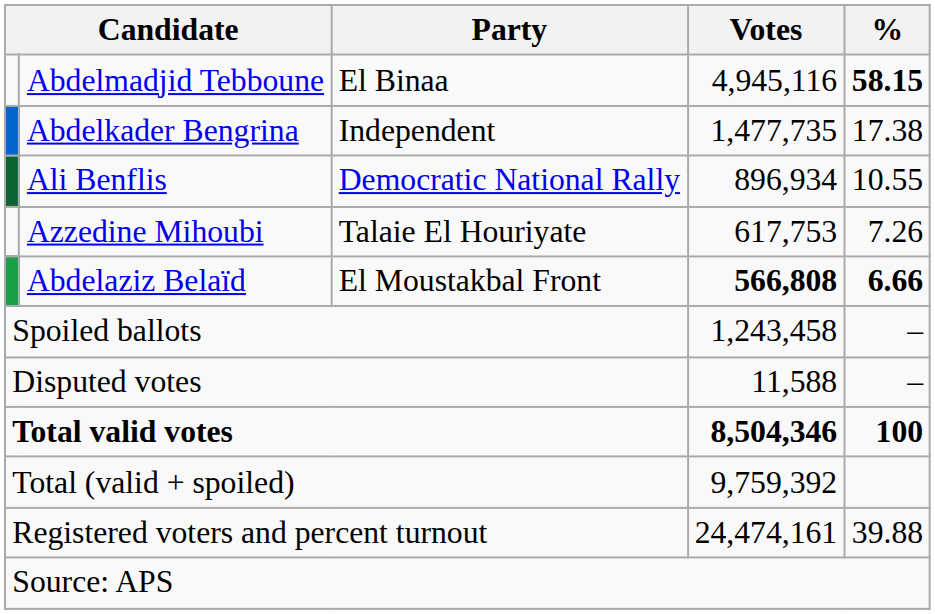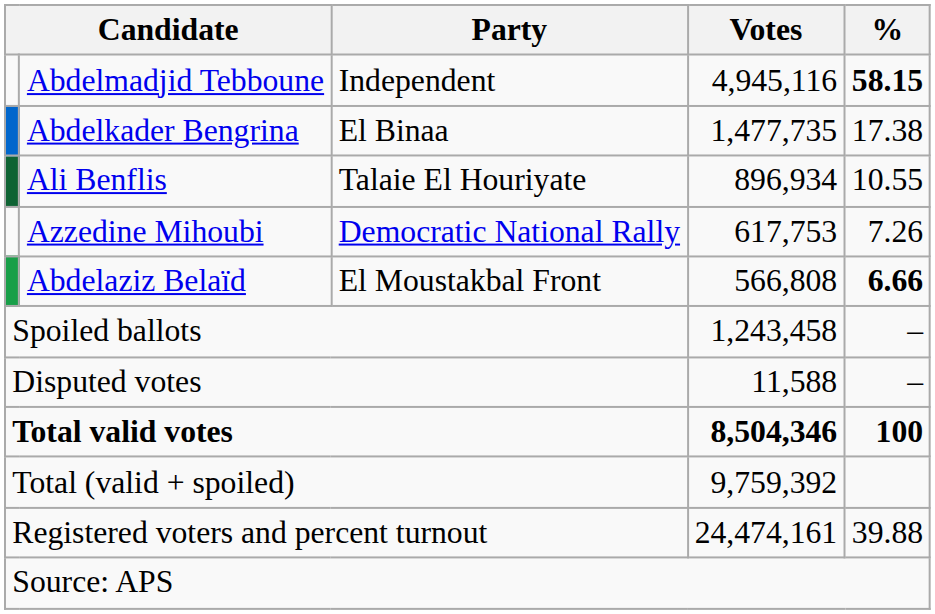(394, 79) El Binaa -> (417, 79) Independent
(417, 130) Independent -> (394, 130) El Binaa
(509, 180) Democratic National Rally -> (463, 180) Talaie El Houriyate
(463, 230) Talaie El Houriyate -> (509, 230) Democratic National Rally
(786, 280) bold -> (786, 280) normal
